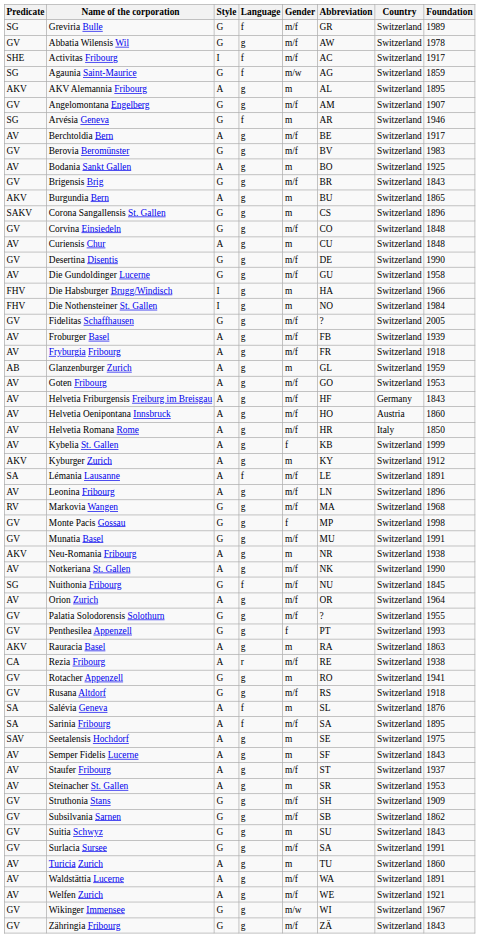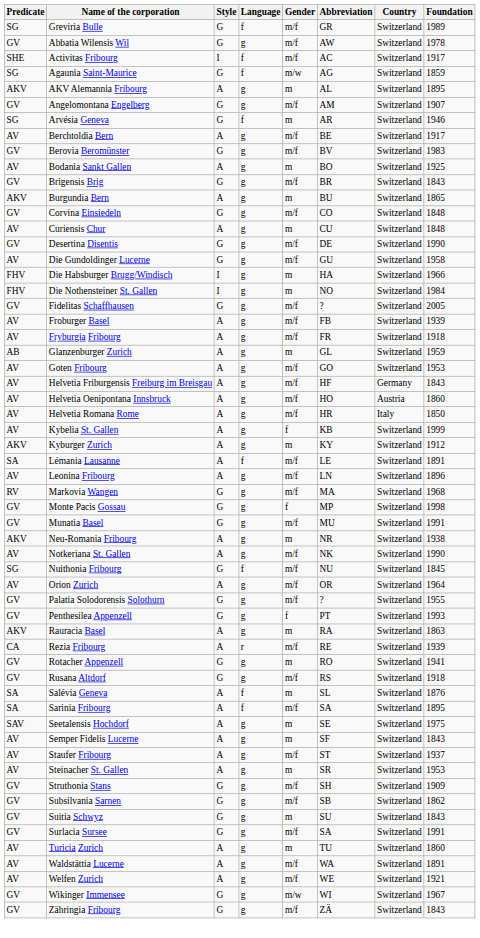- row: (107, 213)
(436, 662) 1938 -> (436, 646) 1939
